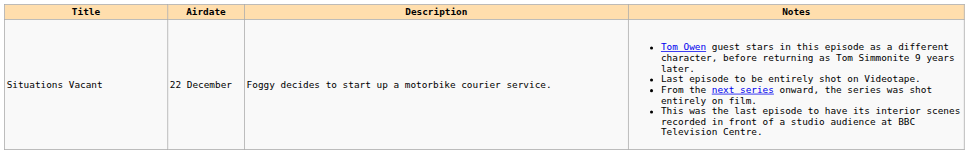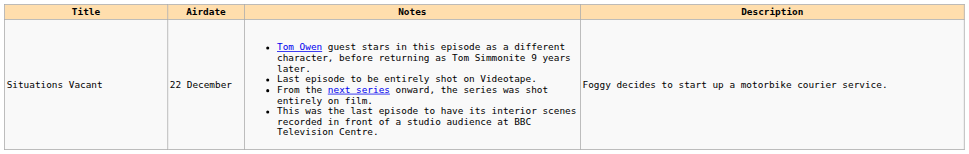columns swapped: (436, 12) <-> (796, 12)
